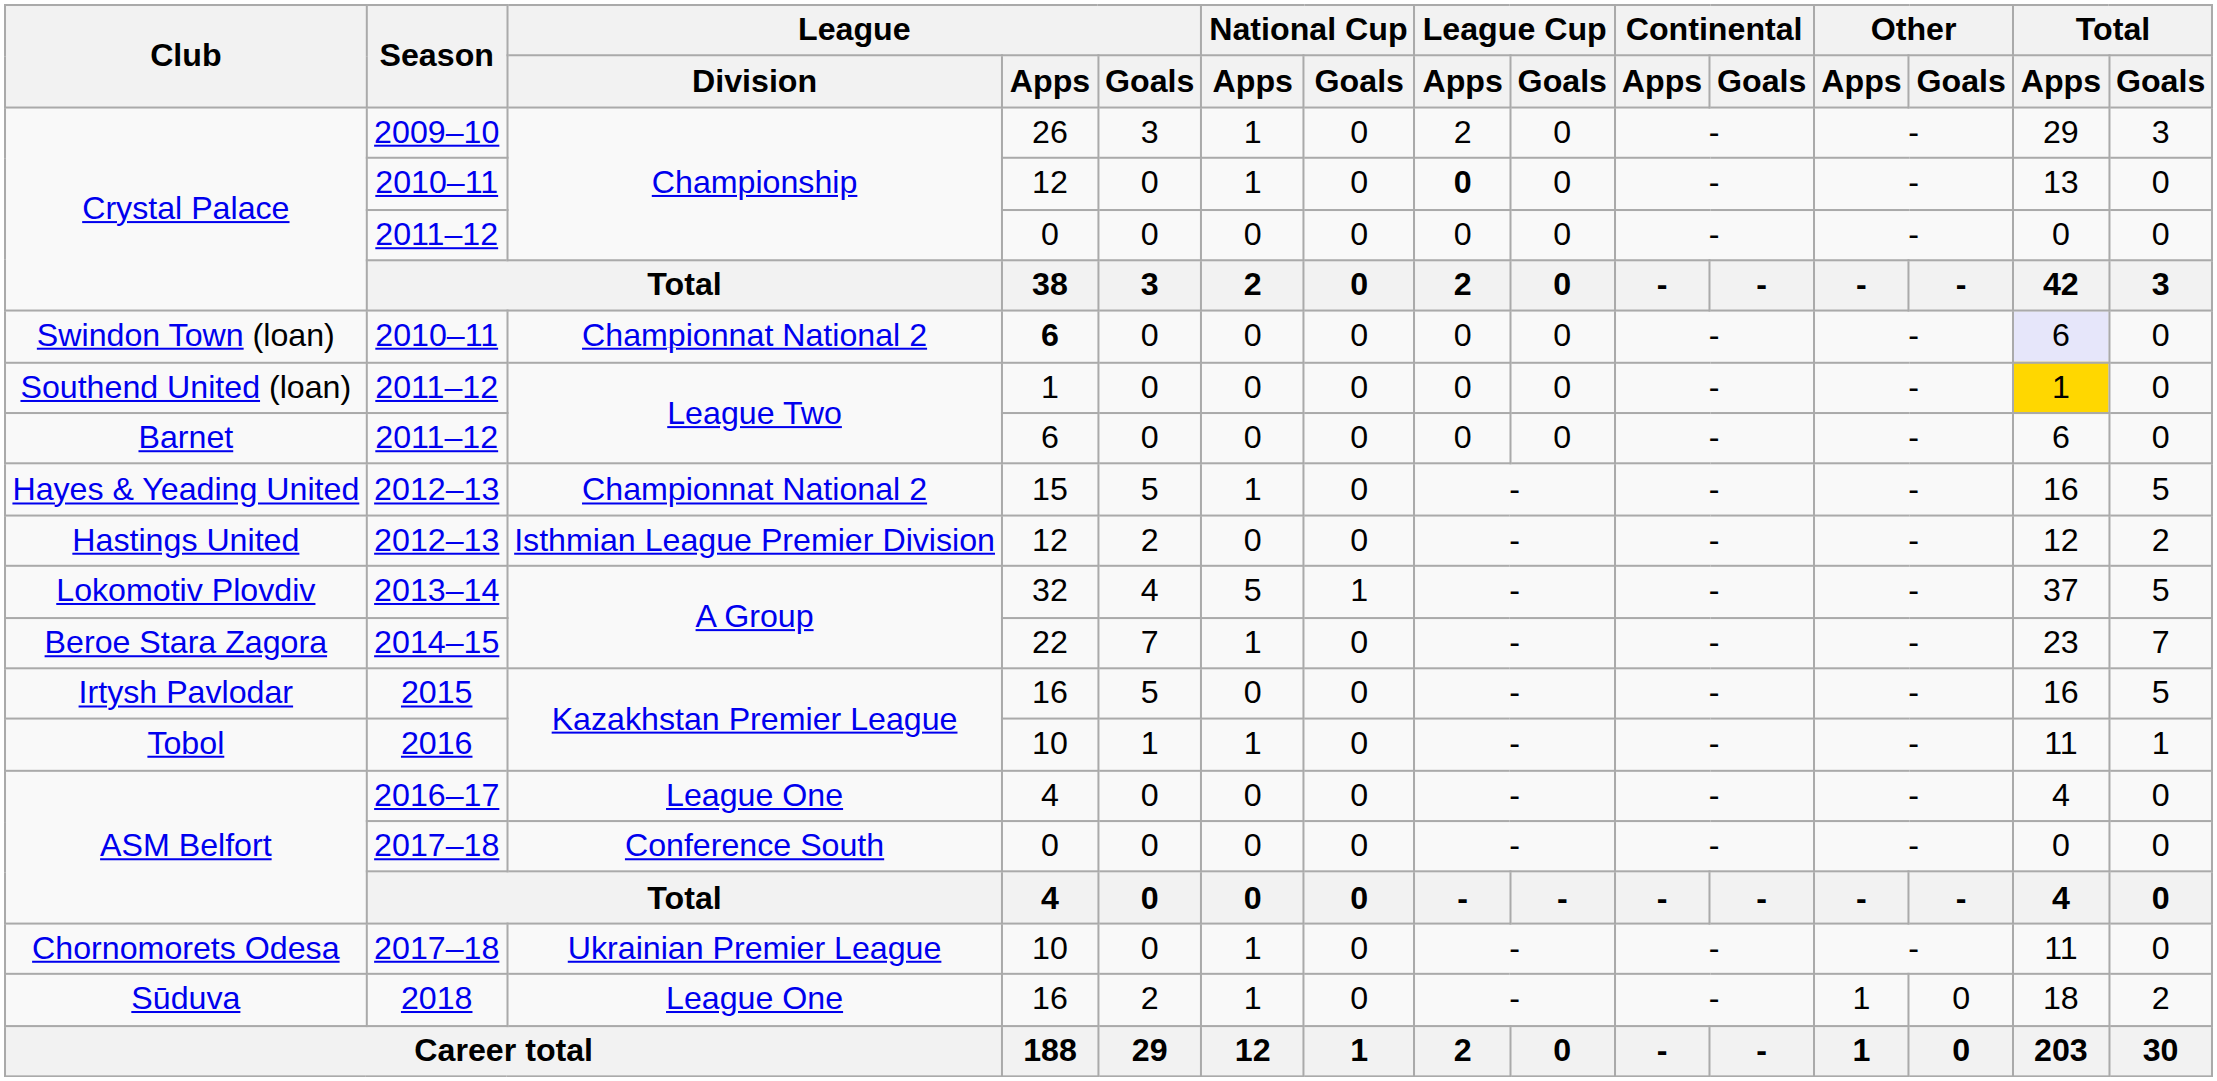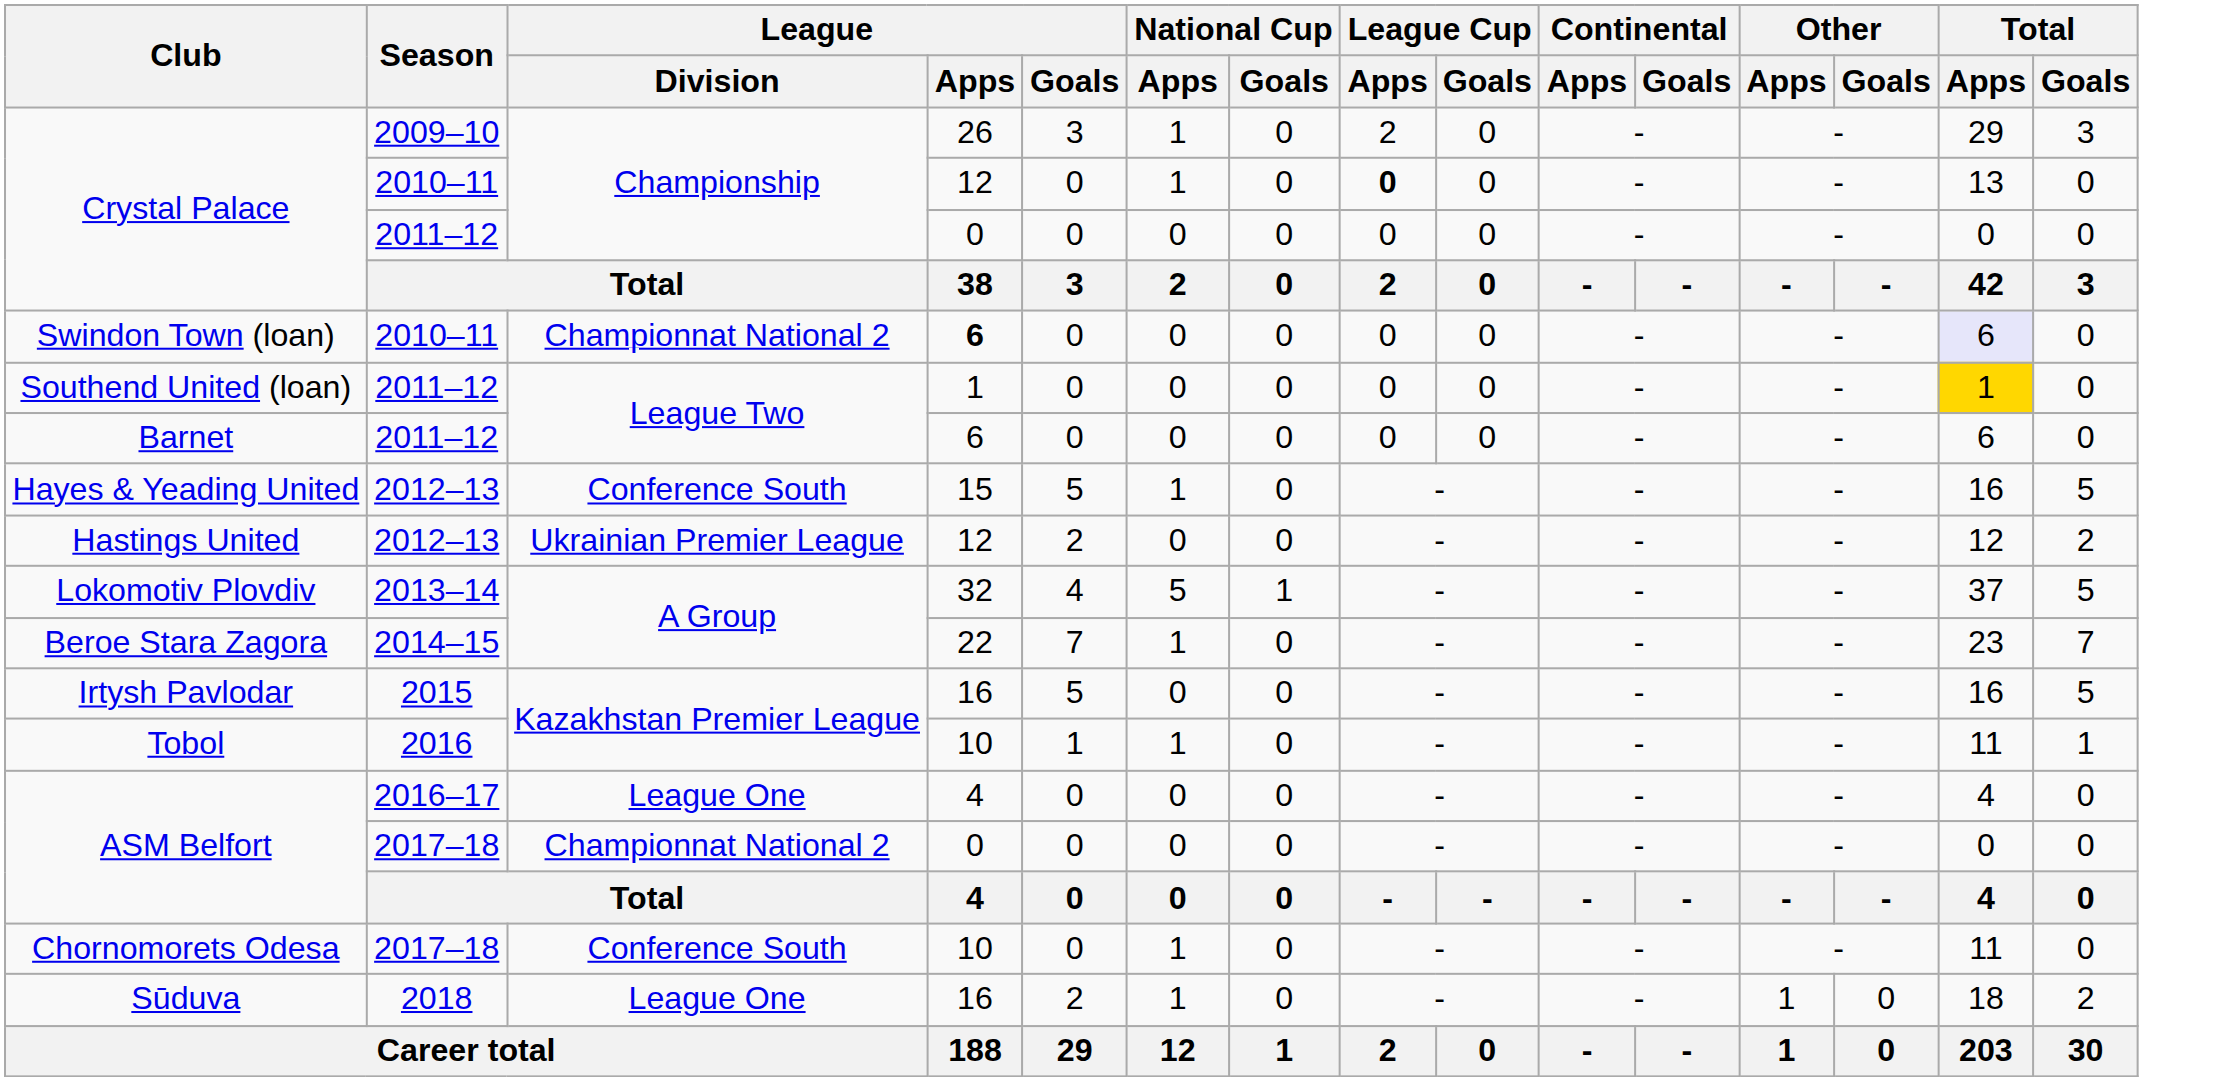(755, 489) Championnat National 2 -> (717, 489) Conference South
(755, 540) Isthmian League Premier Division -> (717, 540) Ukrainian Premier League
(755, 846) Conference South -> (717, 846) Championnat National 2
(755, 948) Ukrainian Premier League -> (717, 948) Conference South
